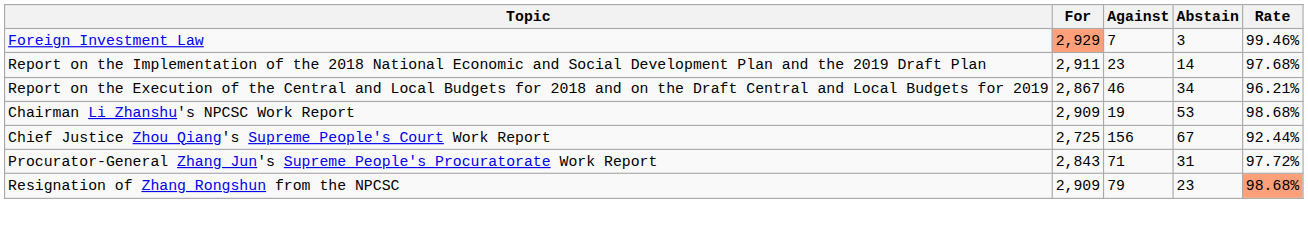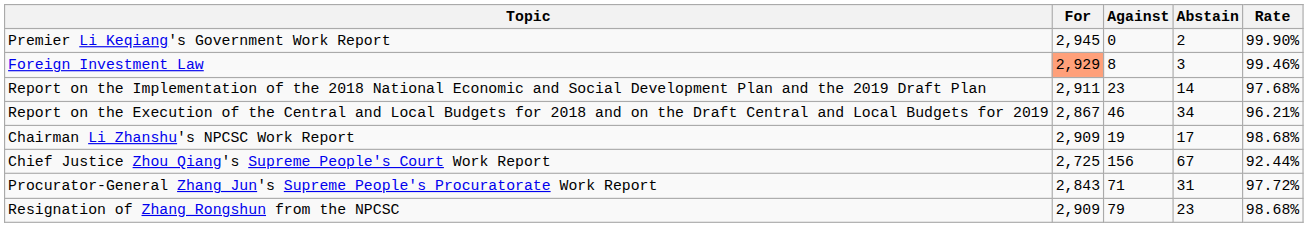+ row: (199, 41)
(1112, 41) 7 -> (1112, 65) 8
(1185, 113) 53 -> (1185, 137) 17
(1273, 186) lightsalmon background -> (1273, 210) no background
